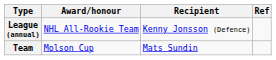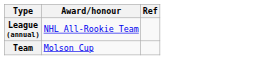- column: (197, 11)
